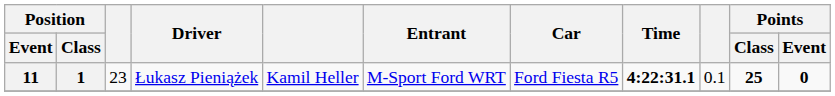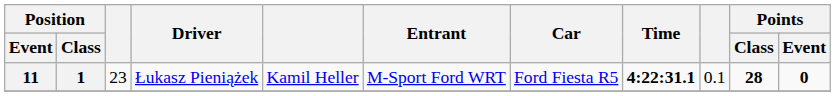(754, 76) 25 -> (754, 76) 28
